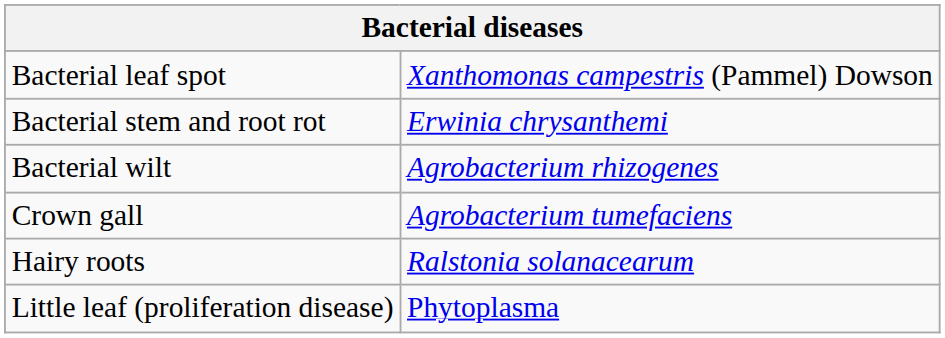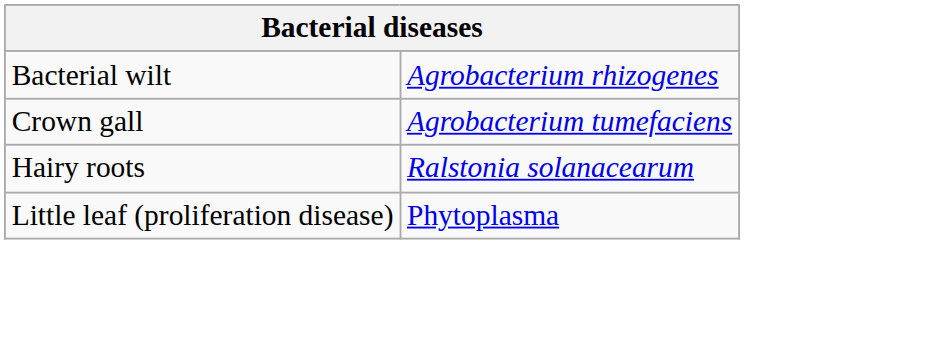- row: (119, 74)
- row: (169, 121)
